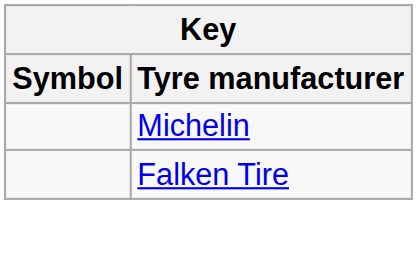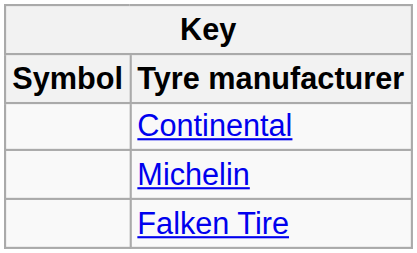+ row: (215, 127)
